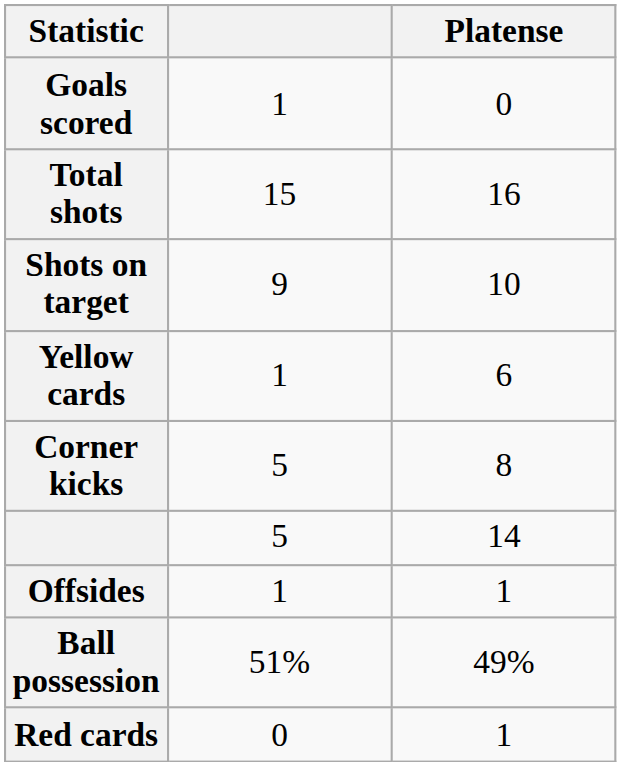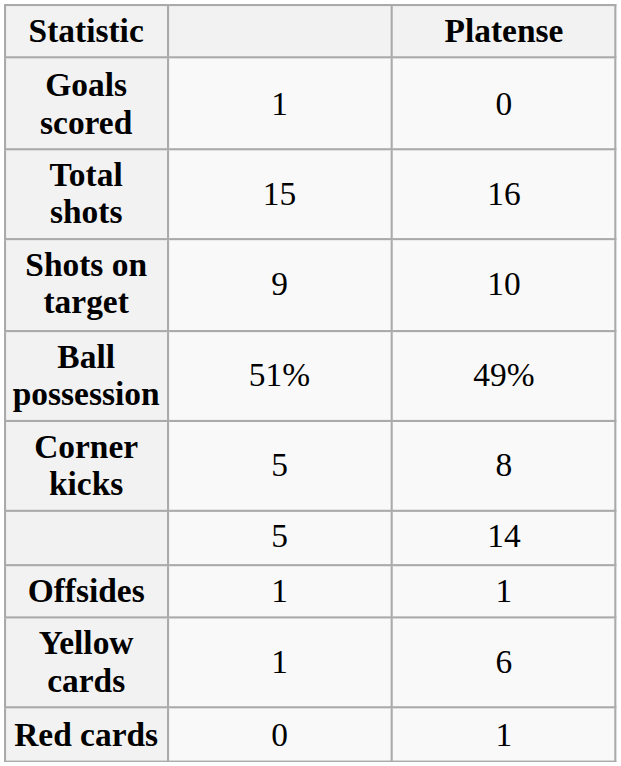rows swapped: (86, 662) <-> (86, 374)
